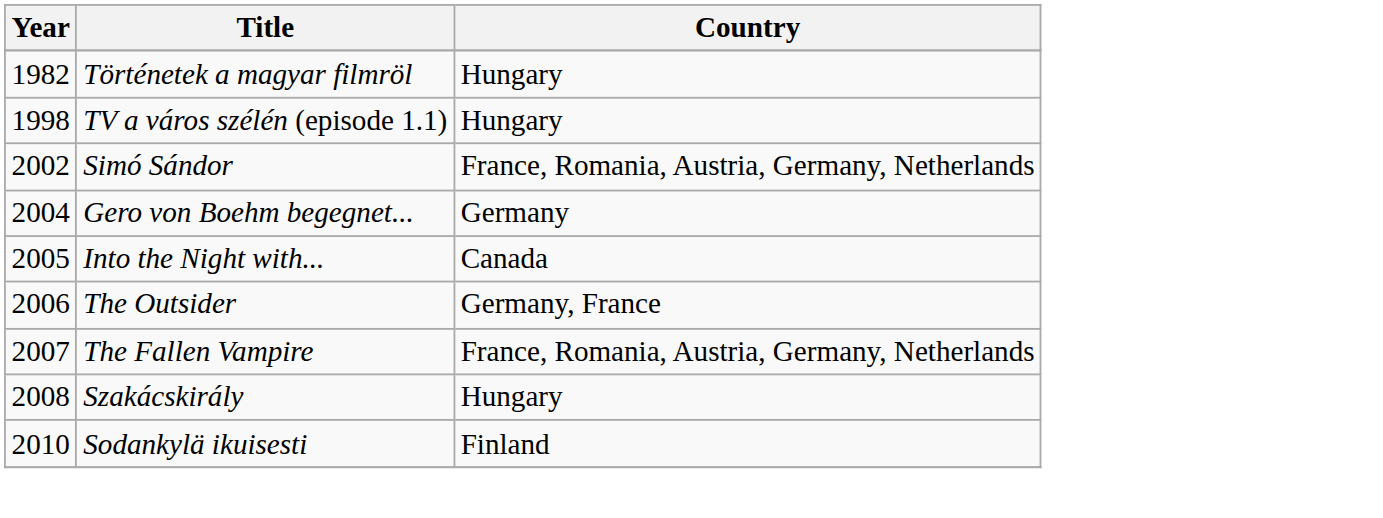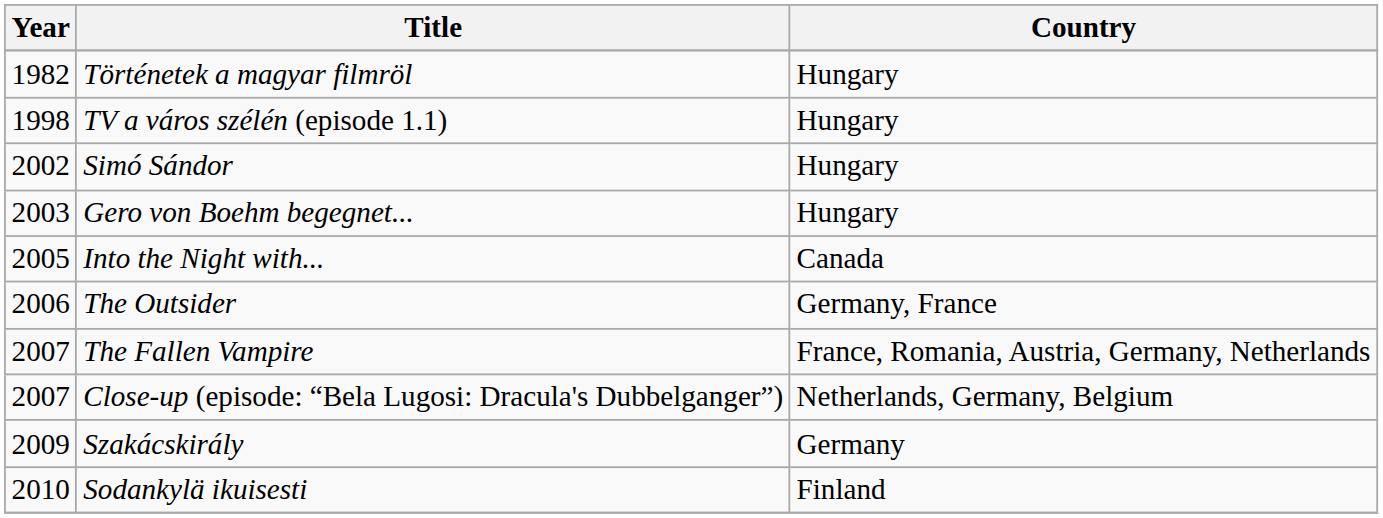(748, 166) France, Romania, Austria, Germany, Netherlands -> (848, 166) Hungary
(41, 212) 2004 -> (41, 212) 2003
(515, 212) Germany -> (848, 212) Hungary
+ row: (433, 397)
(41, 397) 2008 -> (41, 443) 2009
(512, 397) Hungary -> (851, 443) Germany
